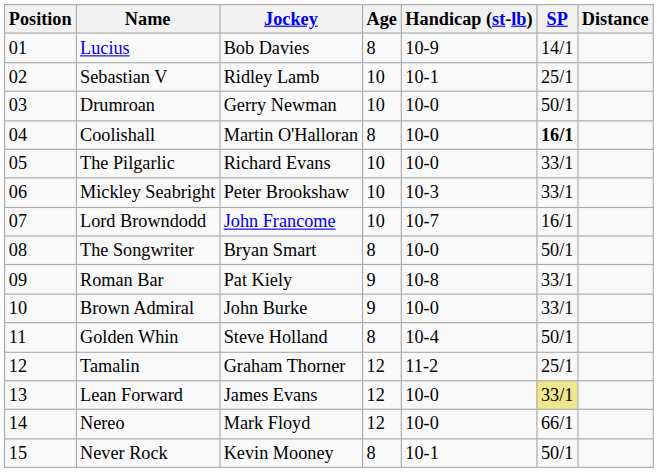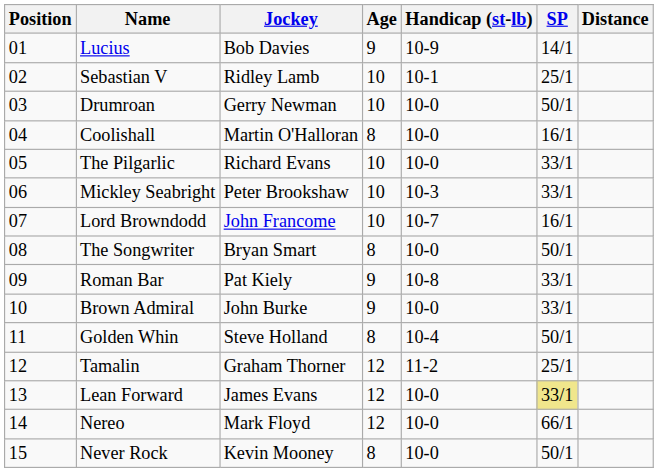(371, 47) 8 -> (371, 47) 9
(557, 134) bold -> (557, 134) normal
(422, 452) 10-1 -> (422, 452) 10-0
